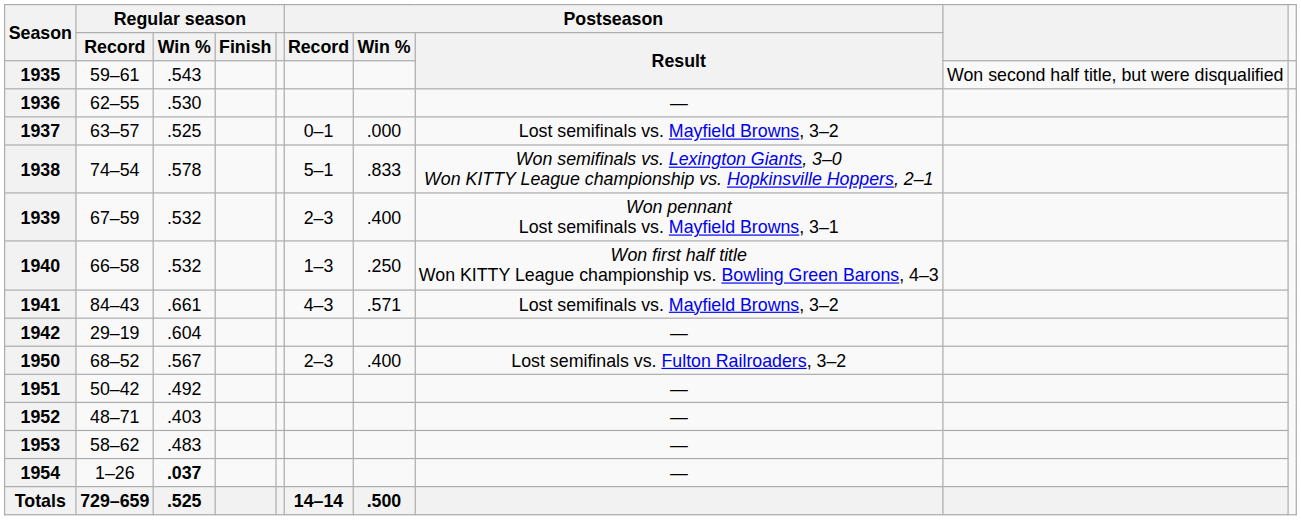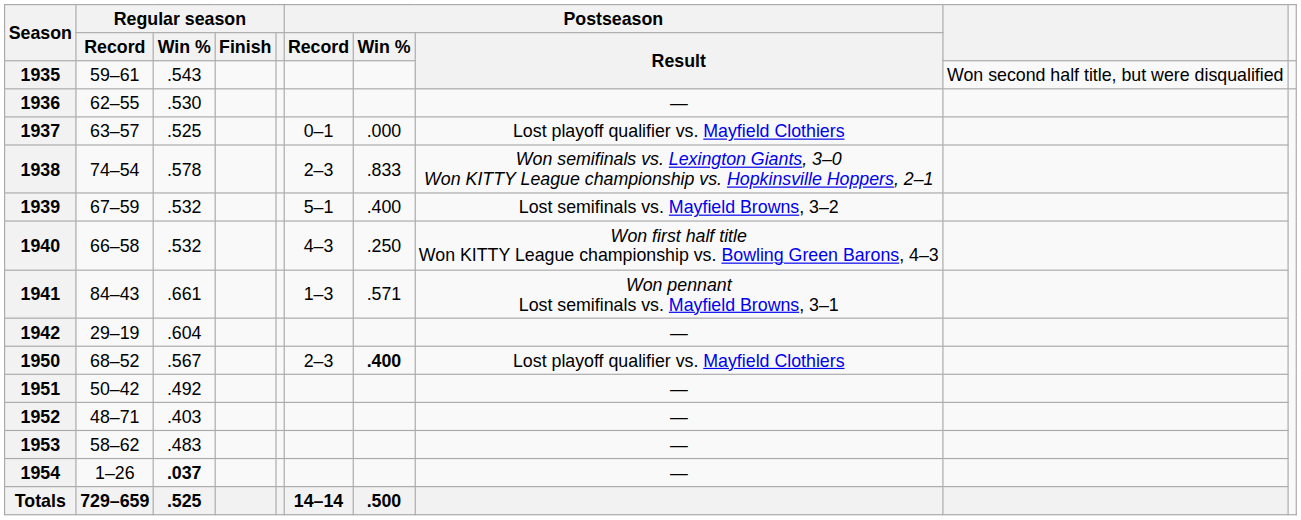(679, 131) Lost semifinals vs. Mayfield Browns, 3–2 -> (679, 131) Lost playoff qualifier vs. Mayfield Clothiers
(319, 170) 5–1 -> (319, 170) 2–3
(319, 218) 2–3 -> (319, 208) 5–1
(679, 218) Won pennant Lost semifinals vs. Mayfield Browns, 3–1 -> (679, 208) Lost semifinals vs. Mayfield Browns, 3–2
(319, 266) 1–3 -> (319, 246) 4–3
(319, 304) 4–3 -> (319, 294) 1–3
(679, 304) Lost semifinals vs. Mayfield Browns, 3–2 -> (679, 294) Won pennant Lost semifinals vs. Mayfield Browns, 3–1
(384, 360) normal -> (384, 360) bold
(679, 360) Lost semifinals vs. Fulton Railroaders, 3–2 -> (679, 360) Lost playoff qualifier vs. Mayfield Clothiers
